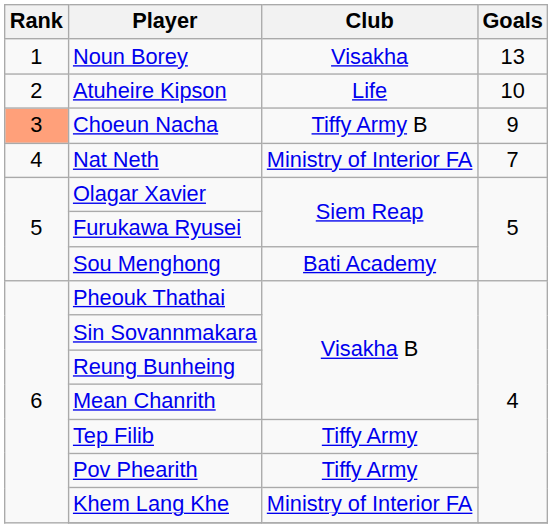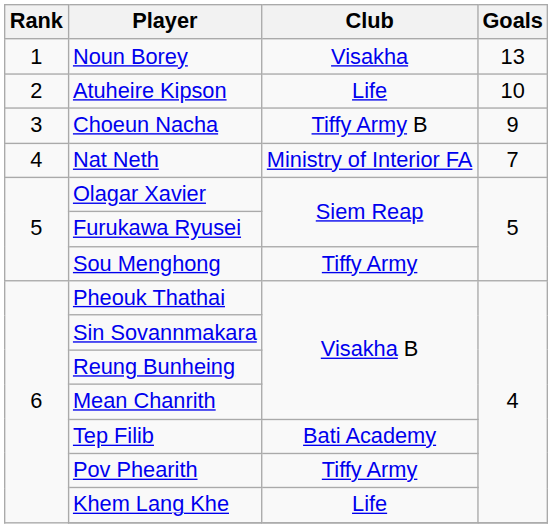(36, 125) lightsalmon background -> (36, 125) no background
(370, 263) Bati Academy -> (370, 263) Tiffy Army
(370, 435) Tiffy Army -> (370, 435) Bati Academy
(370, 504) Ministry of Interior FA -> (370, 504) Life
